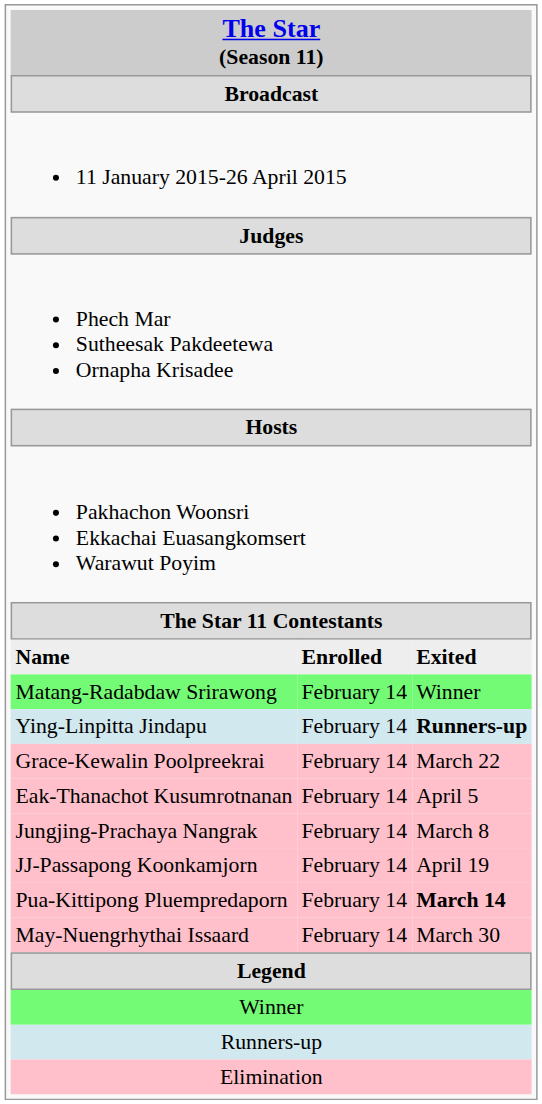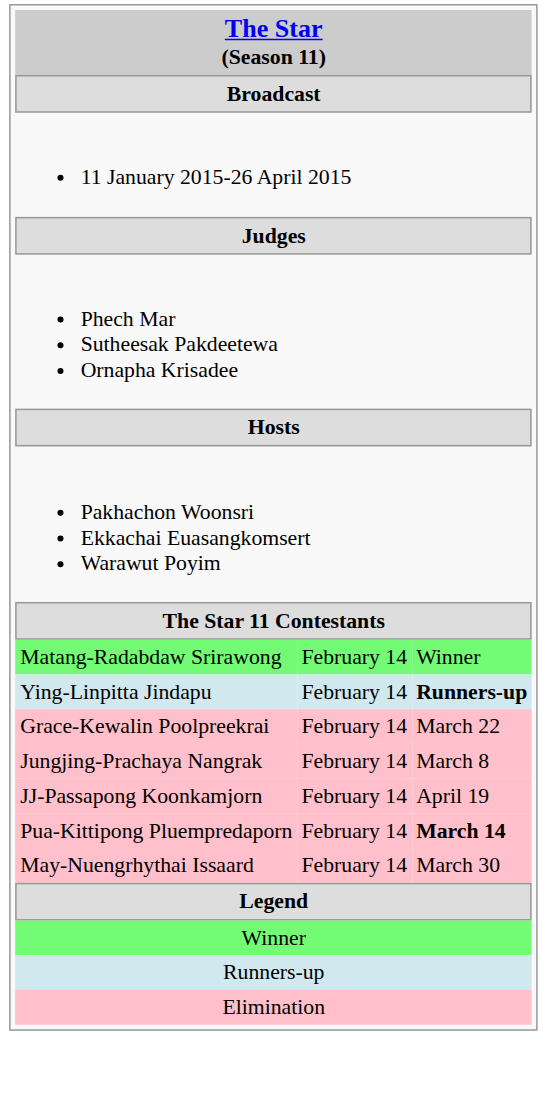- row: (43, 657)
- row: (154, 796)
